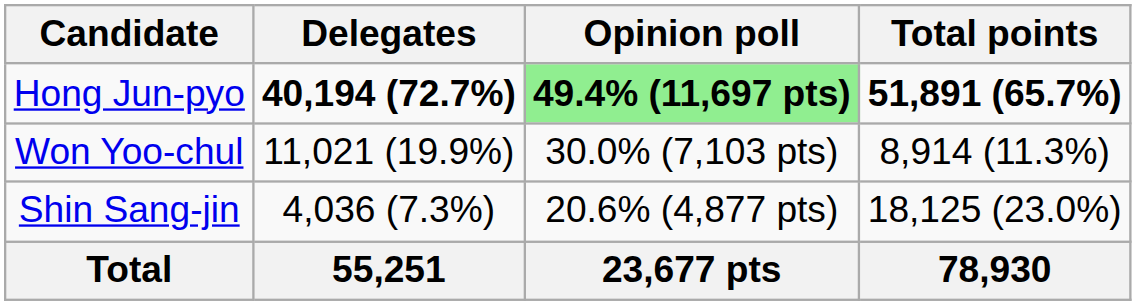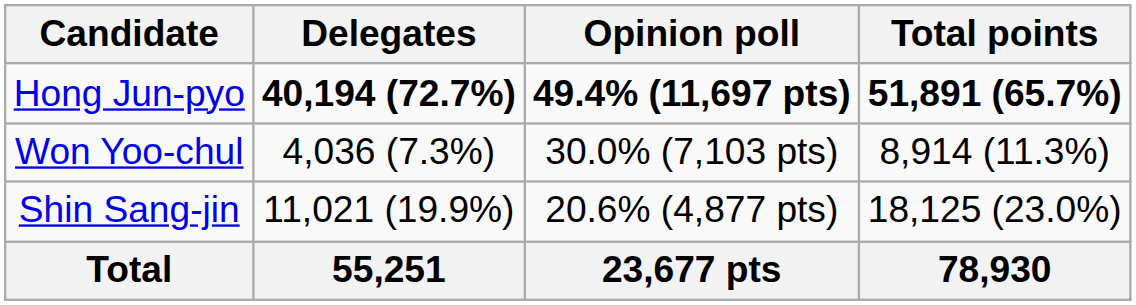(692, 92) lightgreen background -> (692, 92) no background
(389, 151) 11,021 (19.9%) -> (389, 151) 4,036 (7.3%)
(389, 210) 4,036 (7.3%) -> (389, 210) 11,021 (19.9%)
